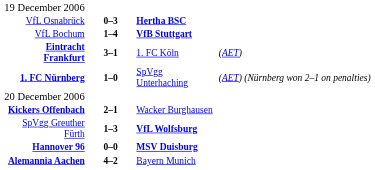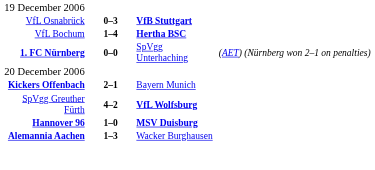(161, 20) Hertha BSC -> (164, 20) VfB Stuttgart
(164, 34) VfB Stuttgart -> (161, 34) Hertha BSC
- row: (64, 52)
(111, 77) 1–0 -> (111, 52) 0–0
(175, 110) Wacker Burghausen -> (166, 85) Bayern Munich
(111, 128) 1–3 -> (111, 104) 4–2
(111, 147) 0–0 -> (111, 123) 1–0
(111, 160) 4–2 -> (111, 136) 1–3
(166, 160) Bayern Munich -> (175, 136) Wacker Burghausen
